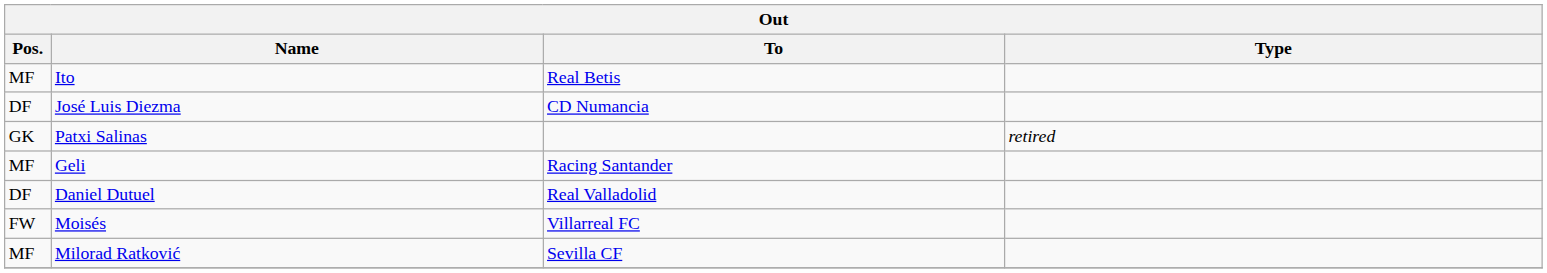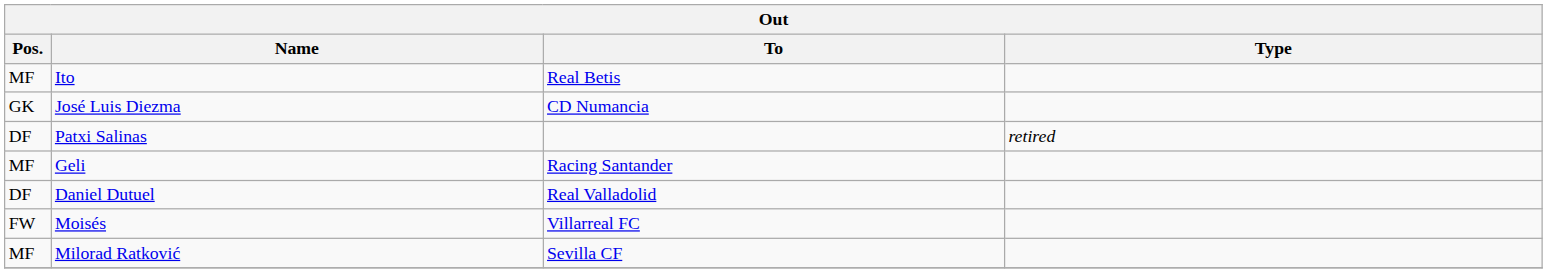(20, 107) DF -> (22, 107) GK
(22, 136) GK -> (20, 136) DF
